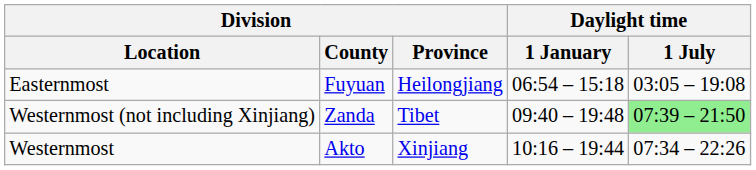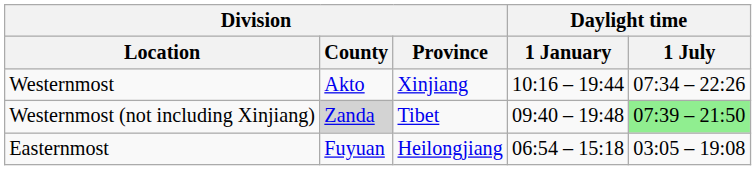rows swapped: (62, 148) <-> (59, 84)
(350, 116) no background -> (350, 116) lightgrey background
